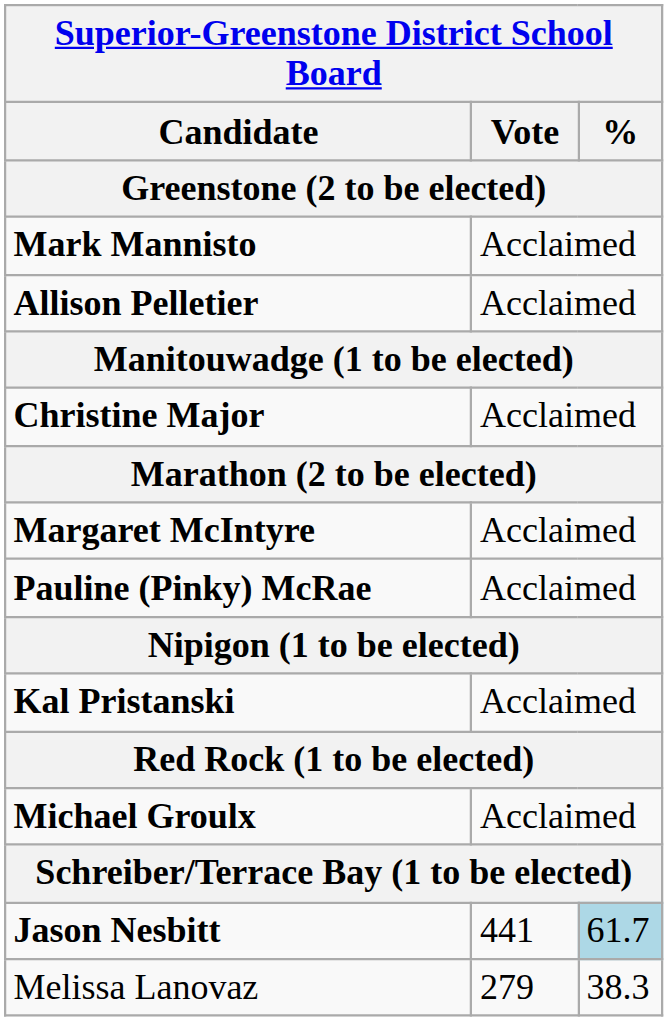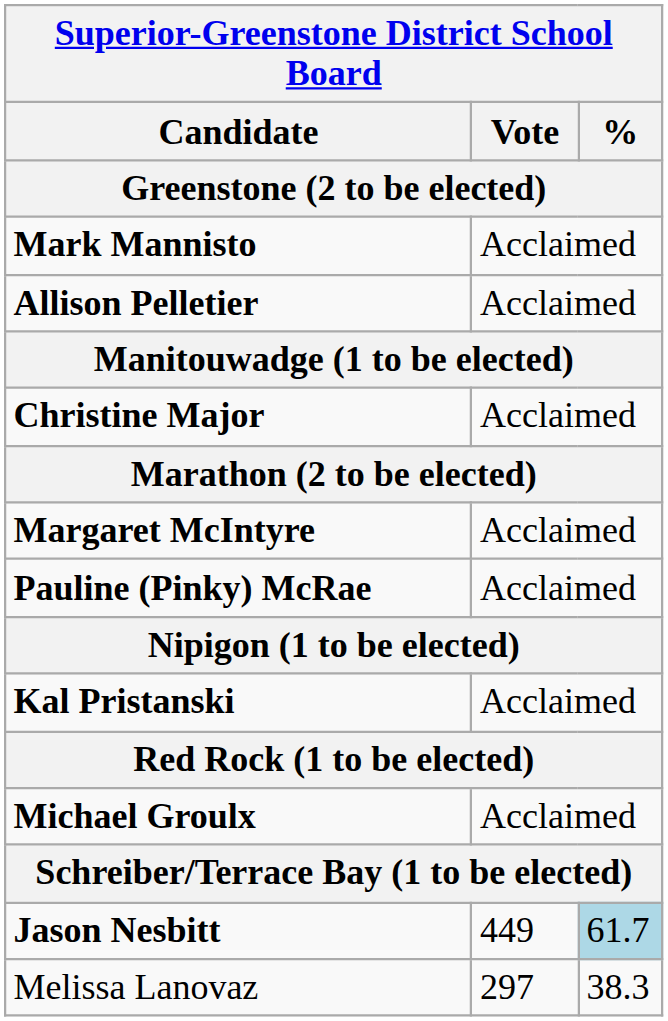(507, 929) 441 -> (507, 929) 449
(507, 987) 279 -> (507, 987) 297
